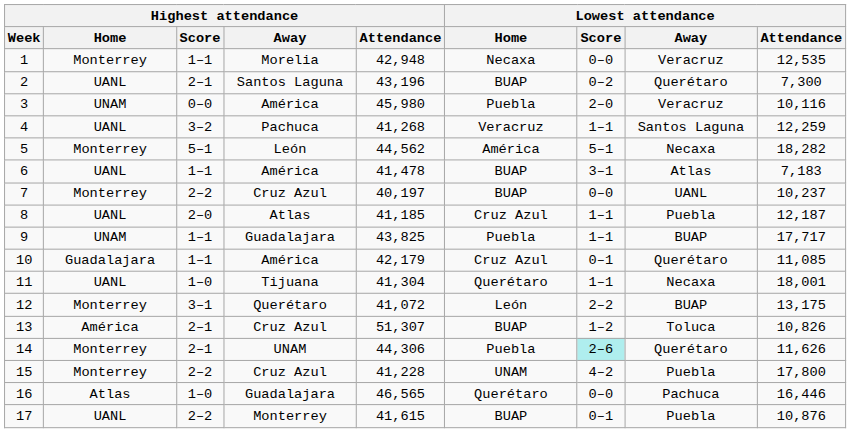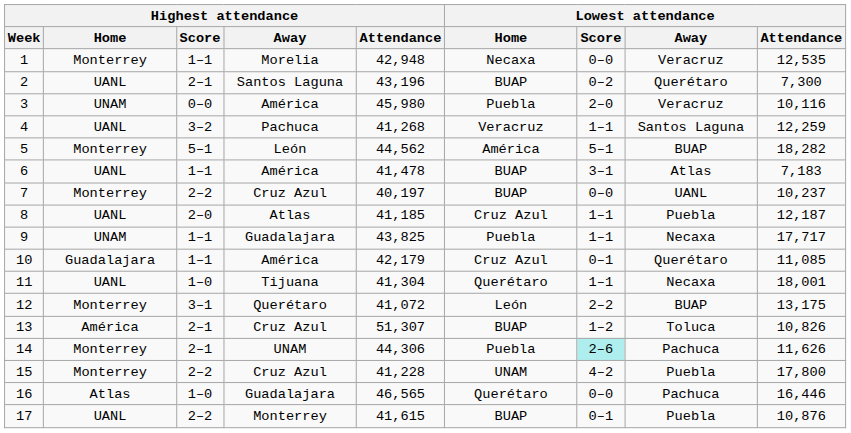(691, 149) Necaxa -> (691, 149) BUAP
(691, 238) BUAP -> (691, 238) Necaxa
(691, 349) Querétaro -> (691, 349) Pachuca
